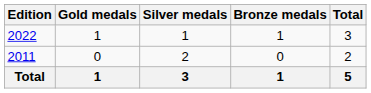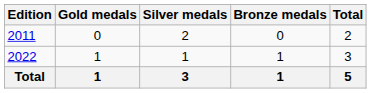rows swapped: (22, 56) <-> (22, 35)
